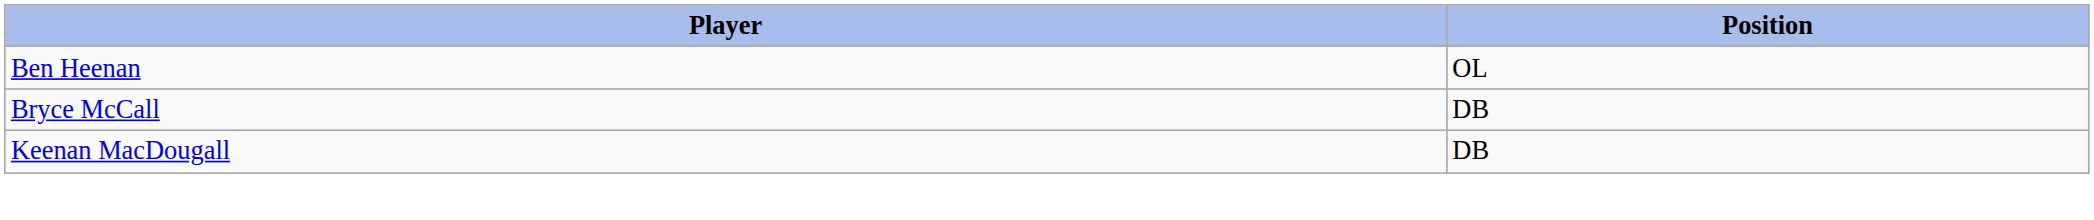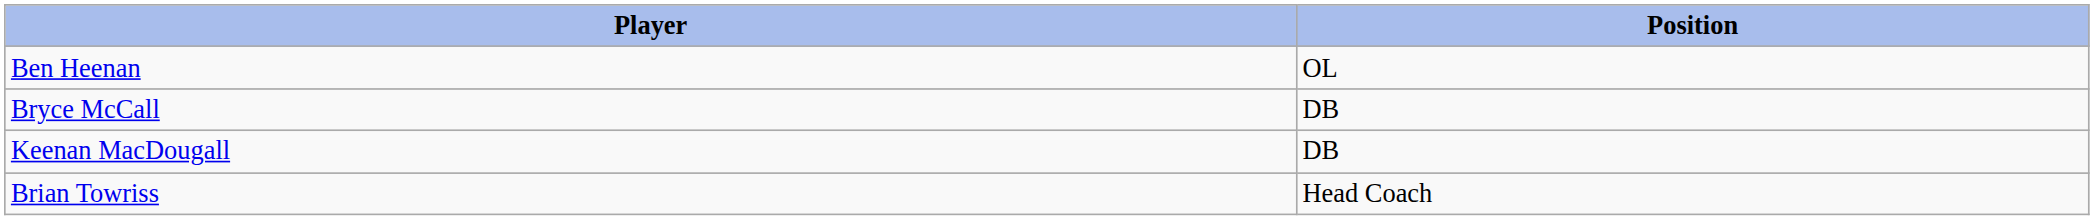+ row: (85, 192)
